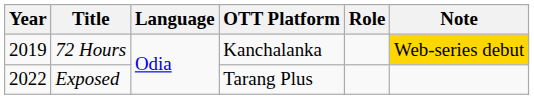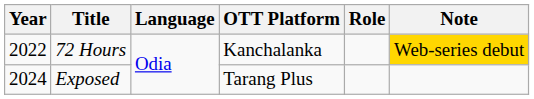(28, 49) 2019 -> (28, 49) 2022
(28, 79) 2022 -> (28, 79) 2024
